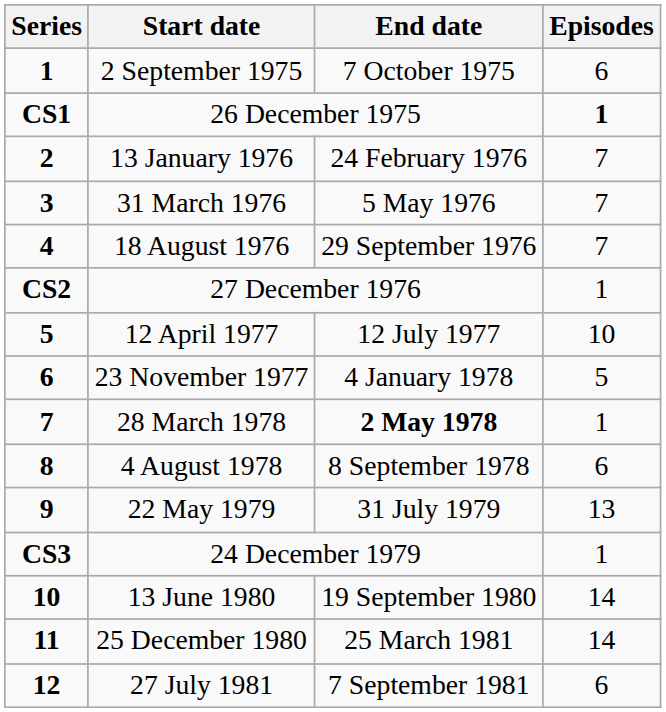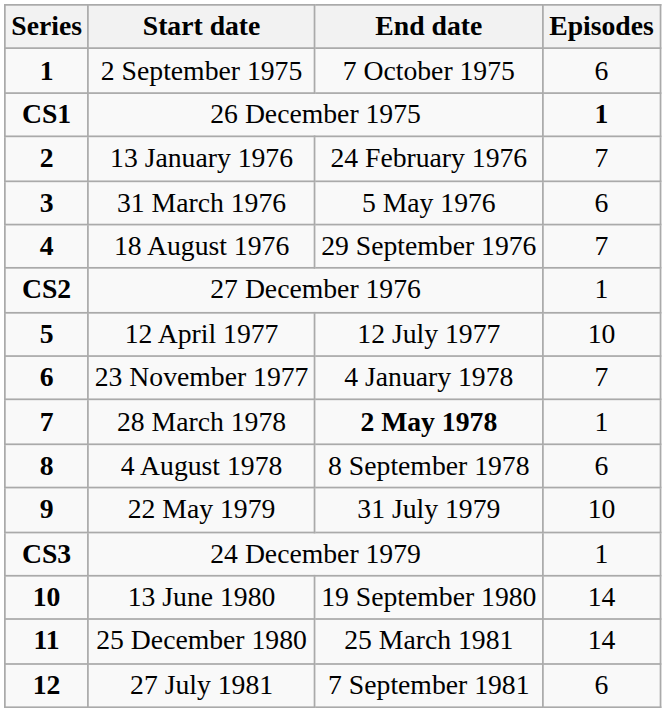(601, 202) 7 -> (601, 202) 6
(601, 377) 5 -> (601, 377) 7
(601, 509) 13 -> (601, 509) 10
